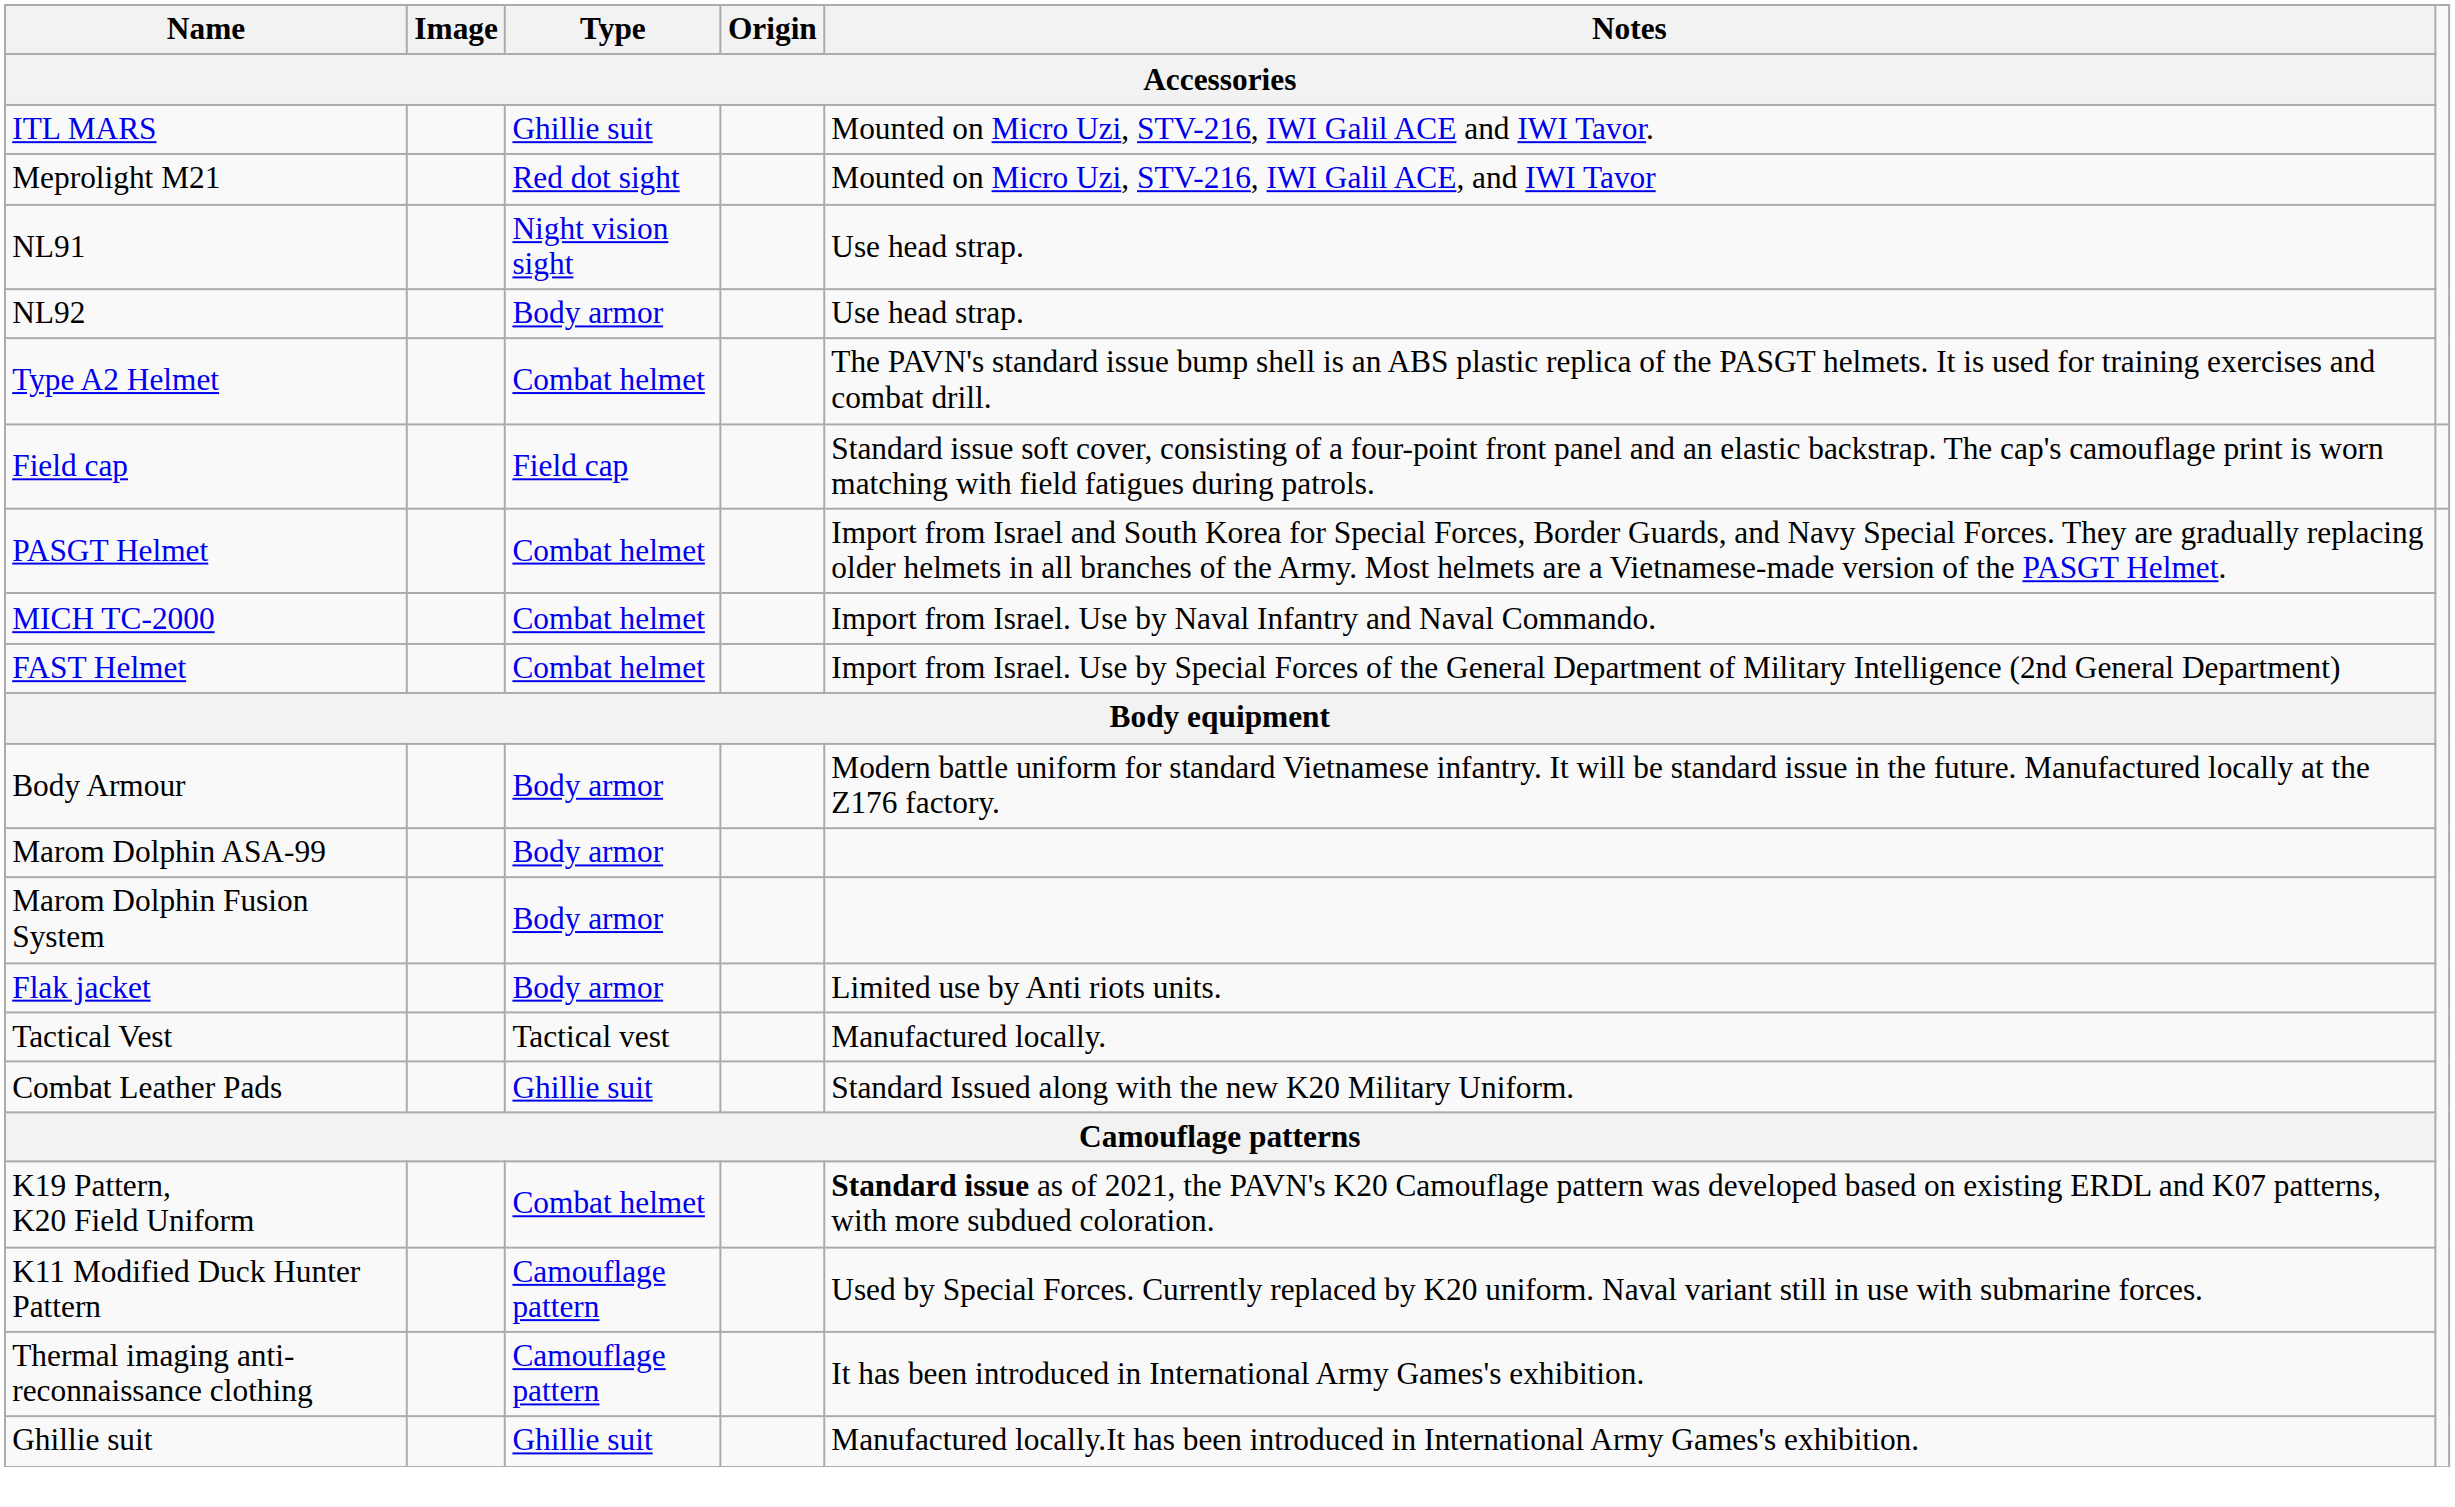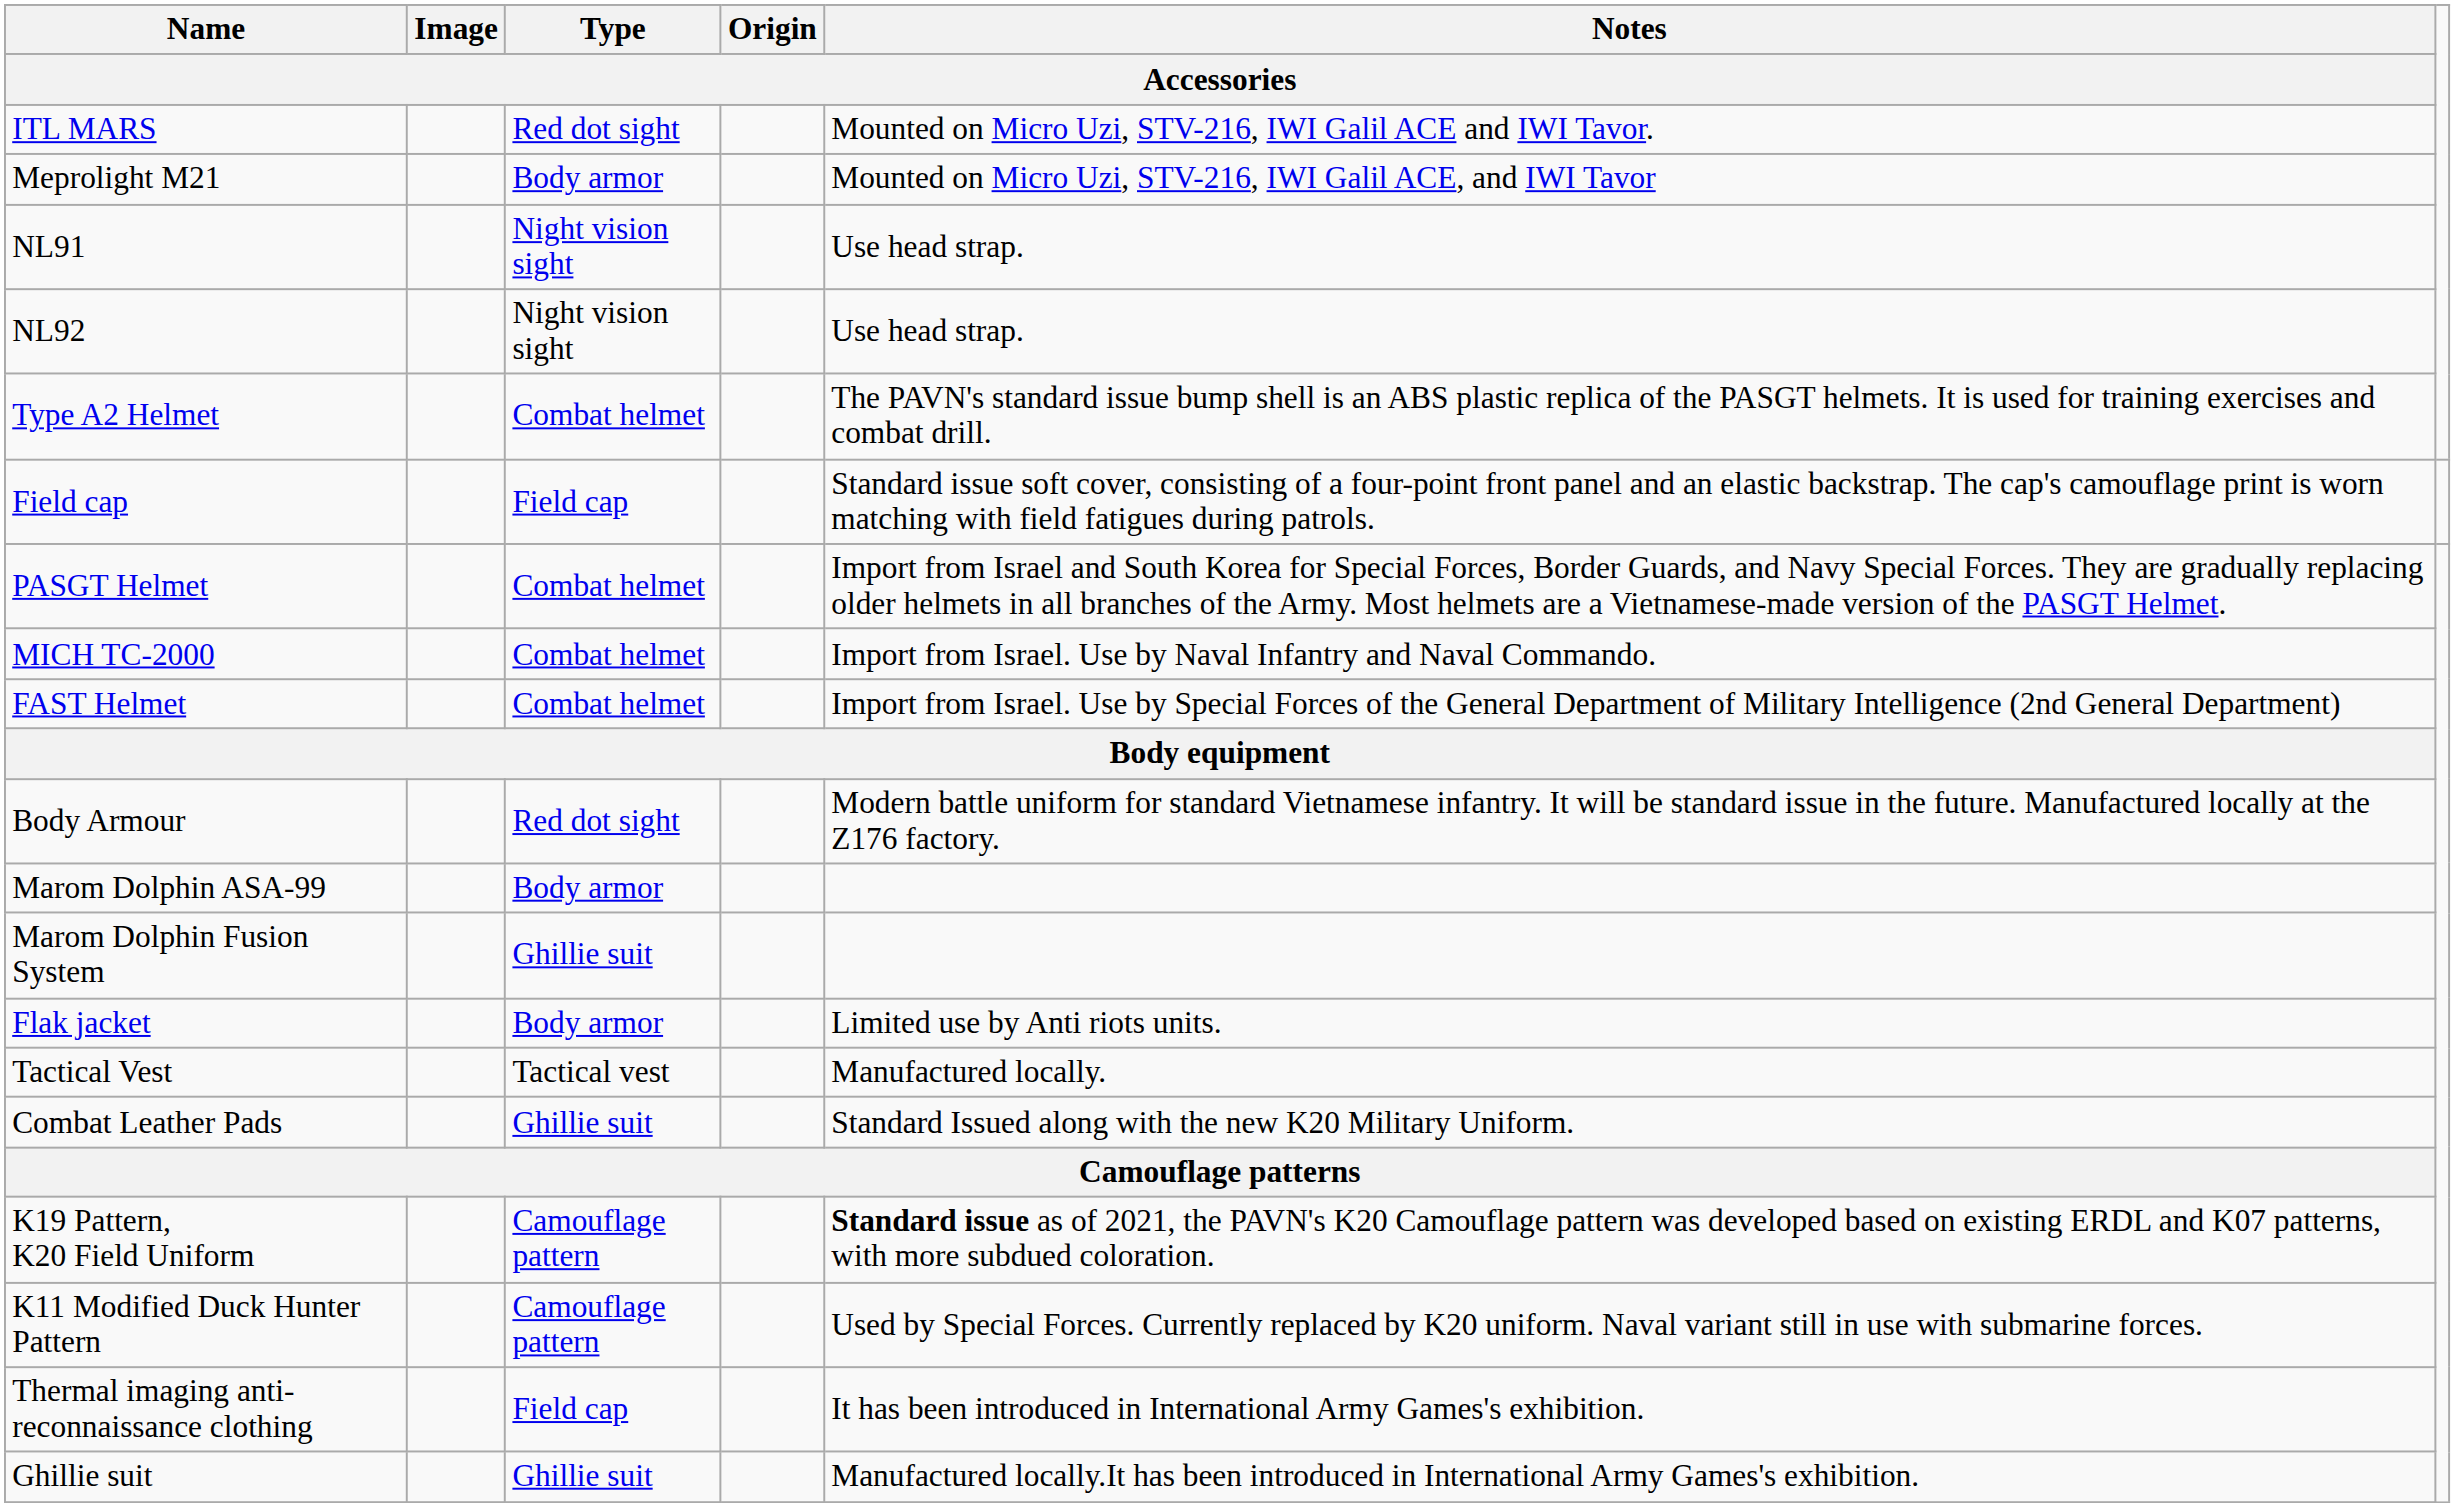(583, 128) Ghillie suit -> (596, 128) Red dot sight
(596, 178) Red dot sight -> (588, 178) Body armor
(588, 313) Body armor -> (590, 330) Night vision sight
(588, 784) Body armor -> (596, 820) Red dot sight
(588, 919) Body armor -> (583, 954) Ghillie suit
(609, 1203) Combat helmet -> (589, 1238) Camouflage pattern
(589, 1373) Camouflage pattern -> (570, 1408) Field cap
